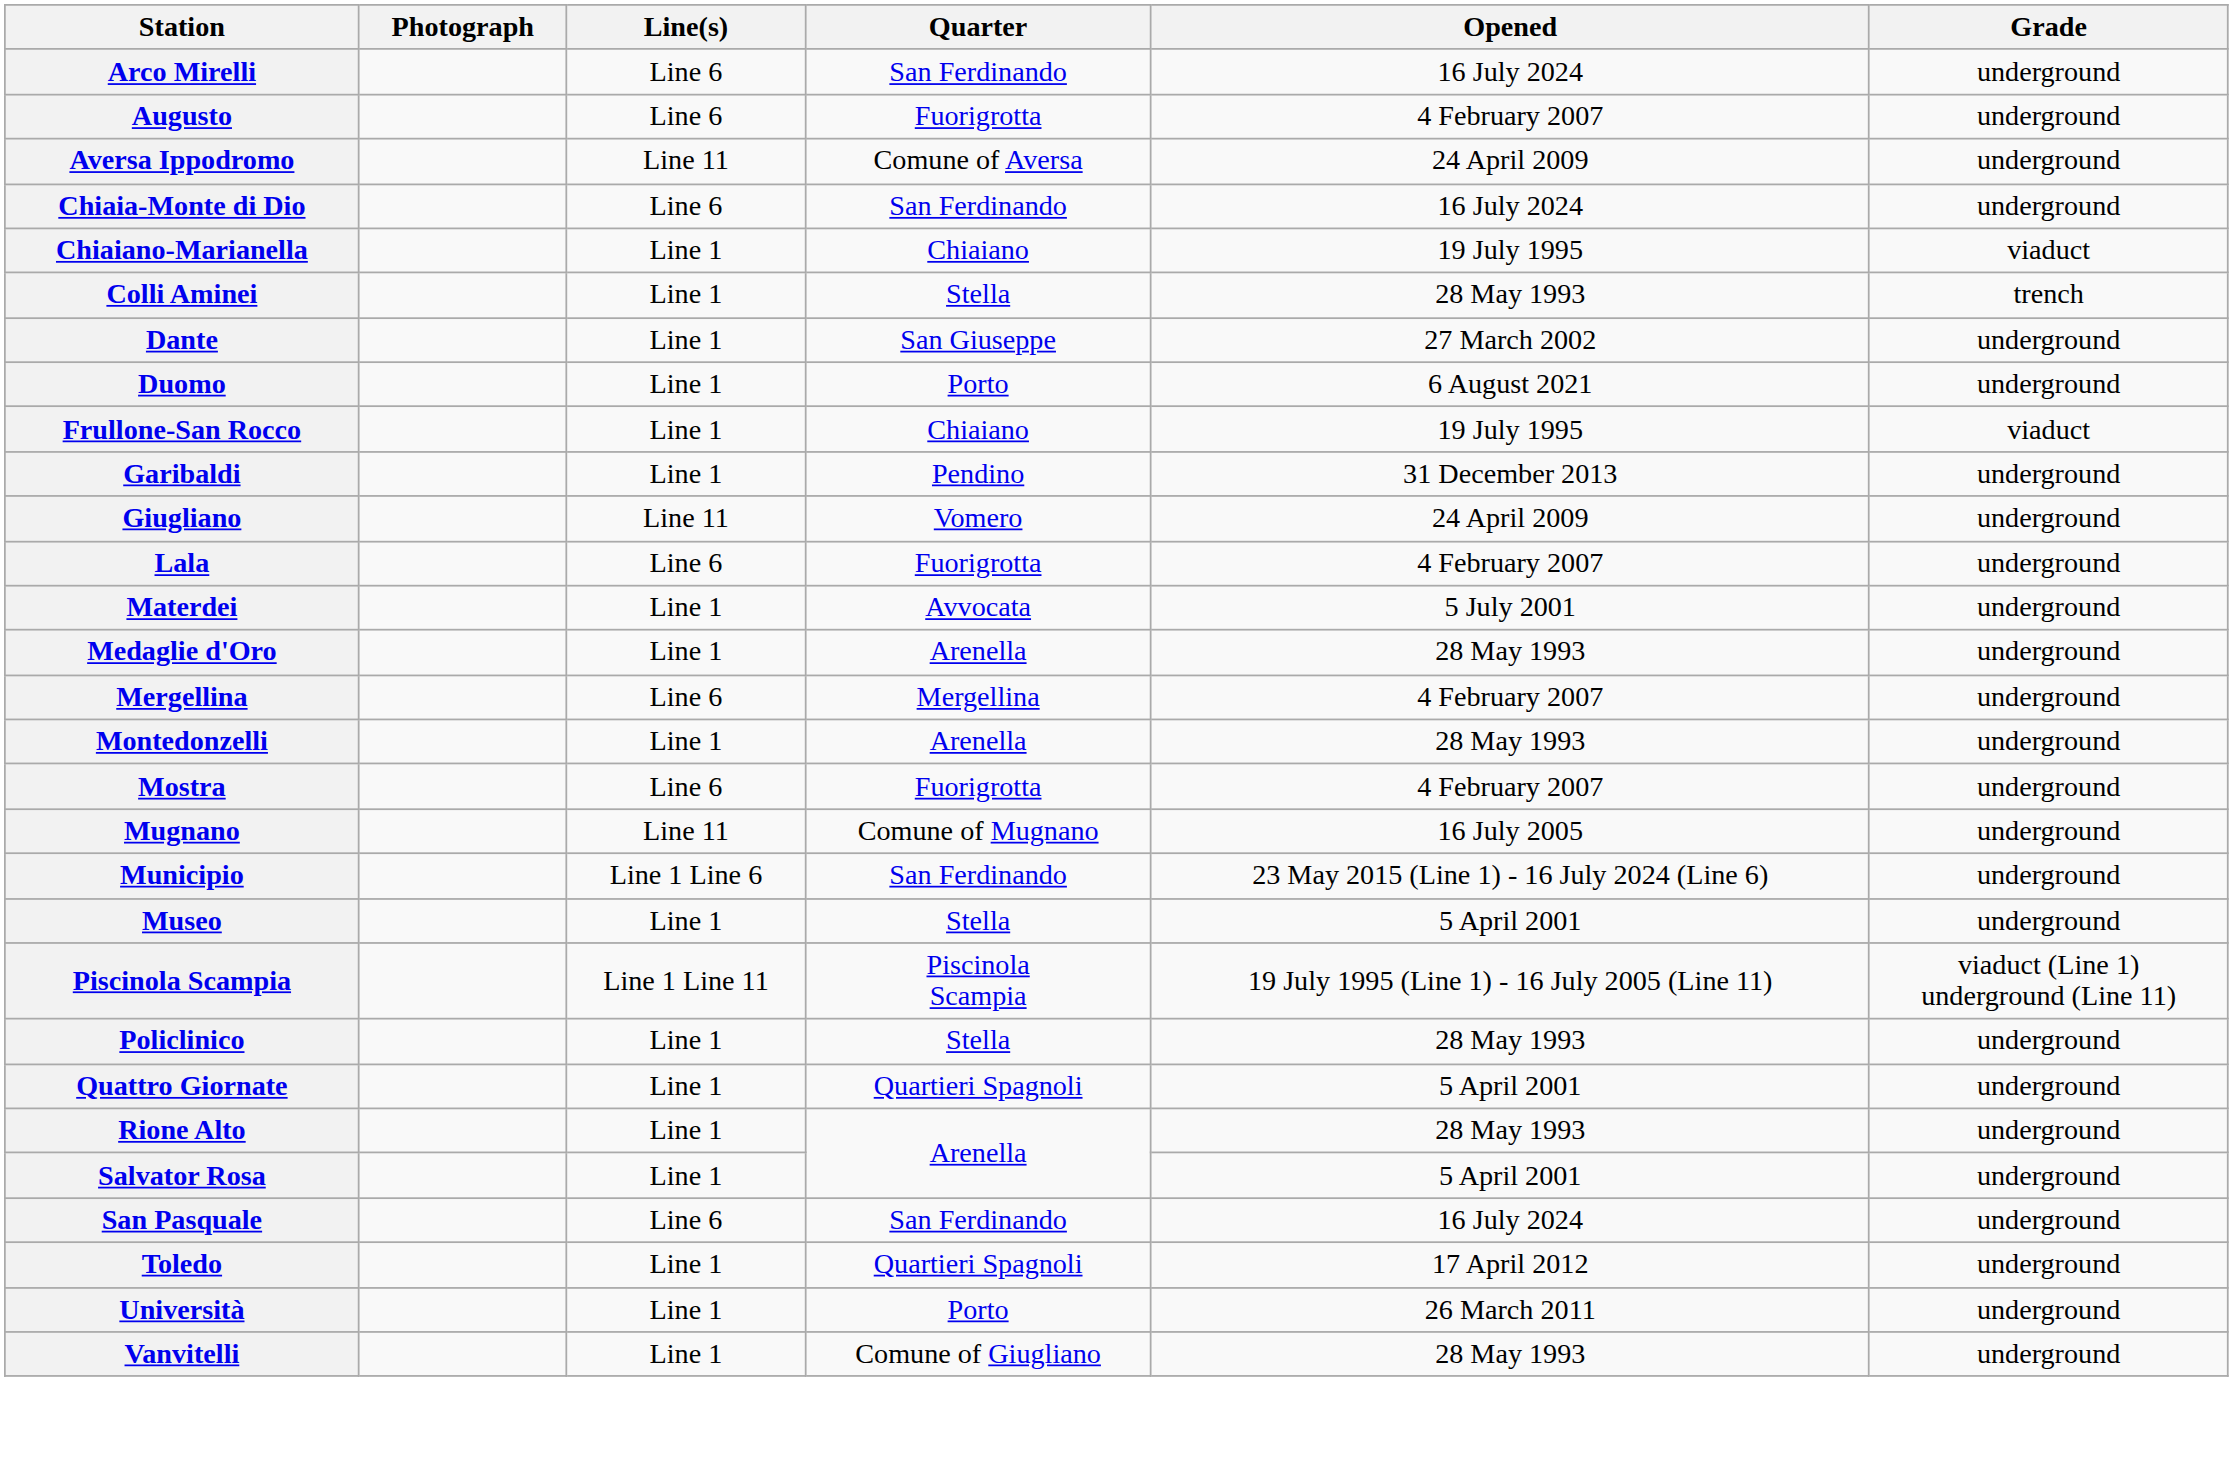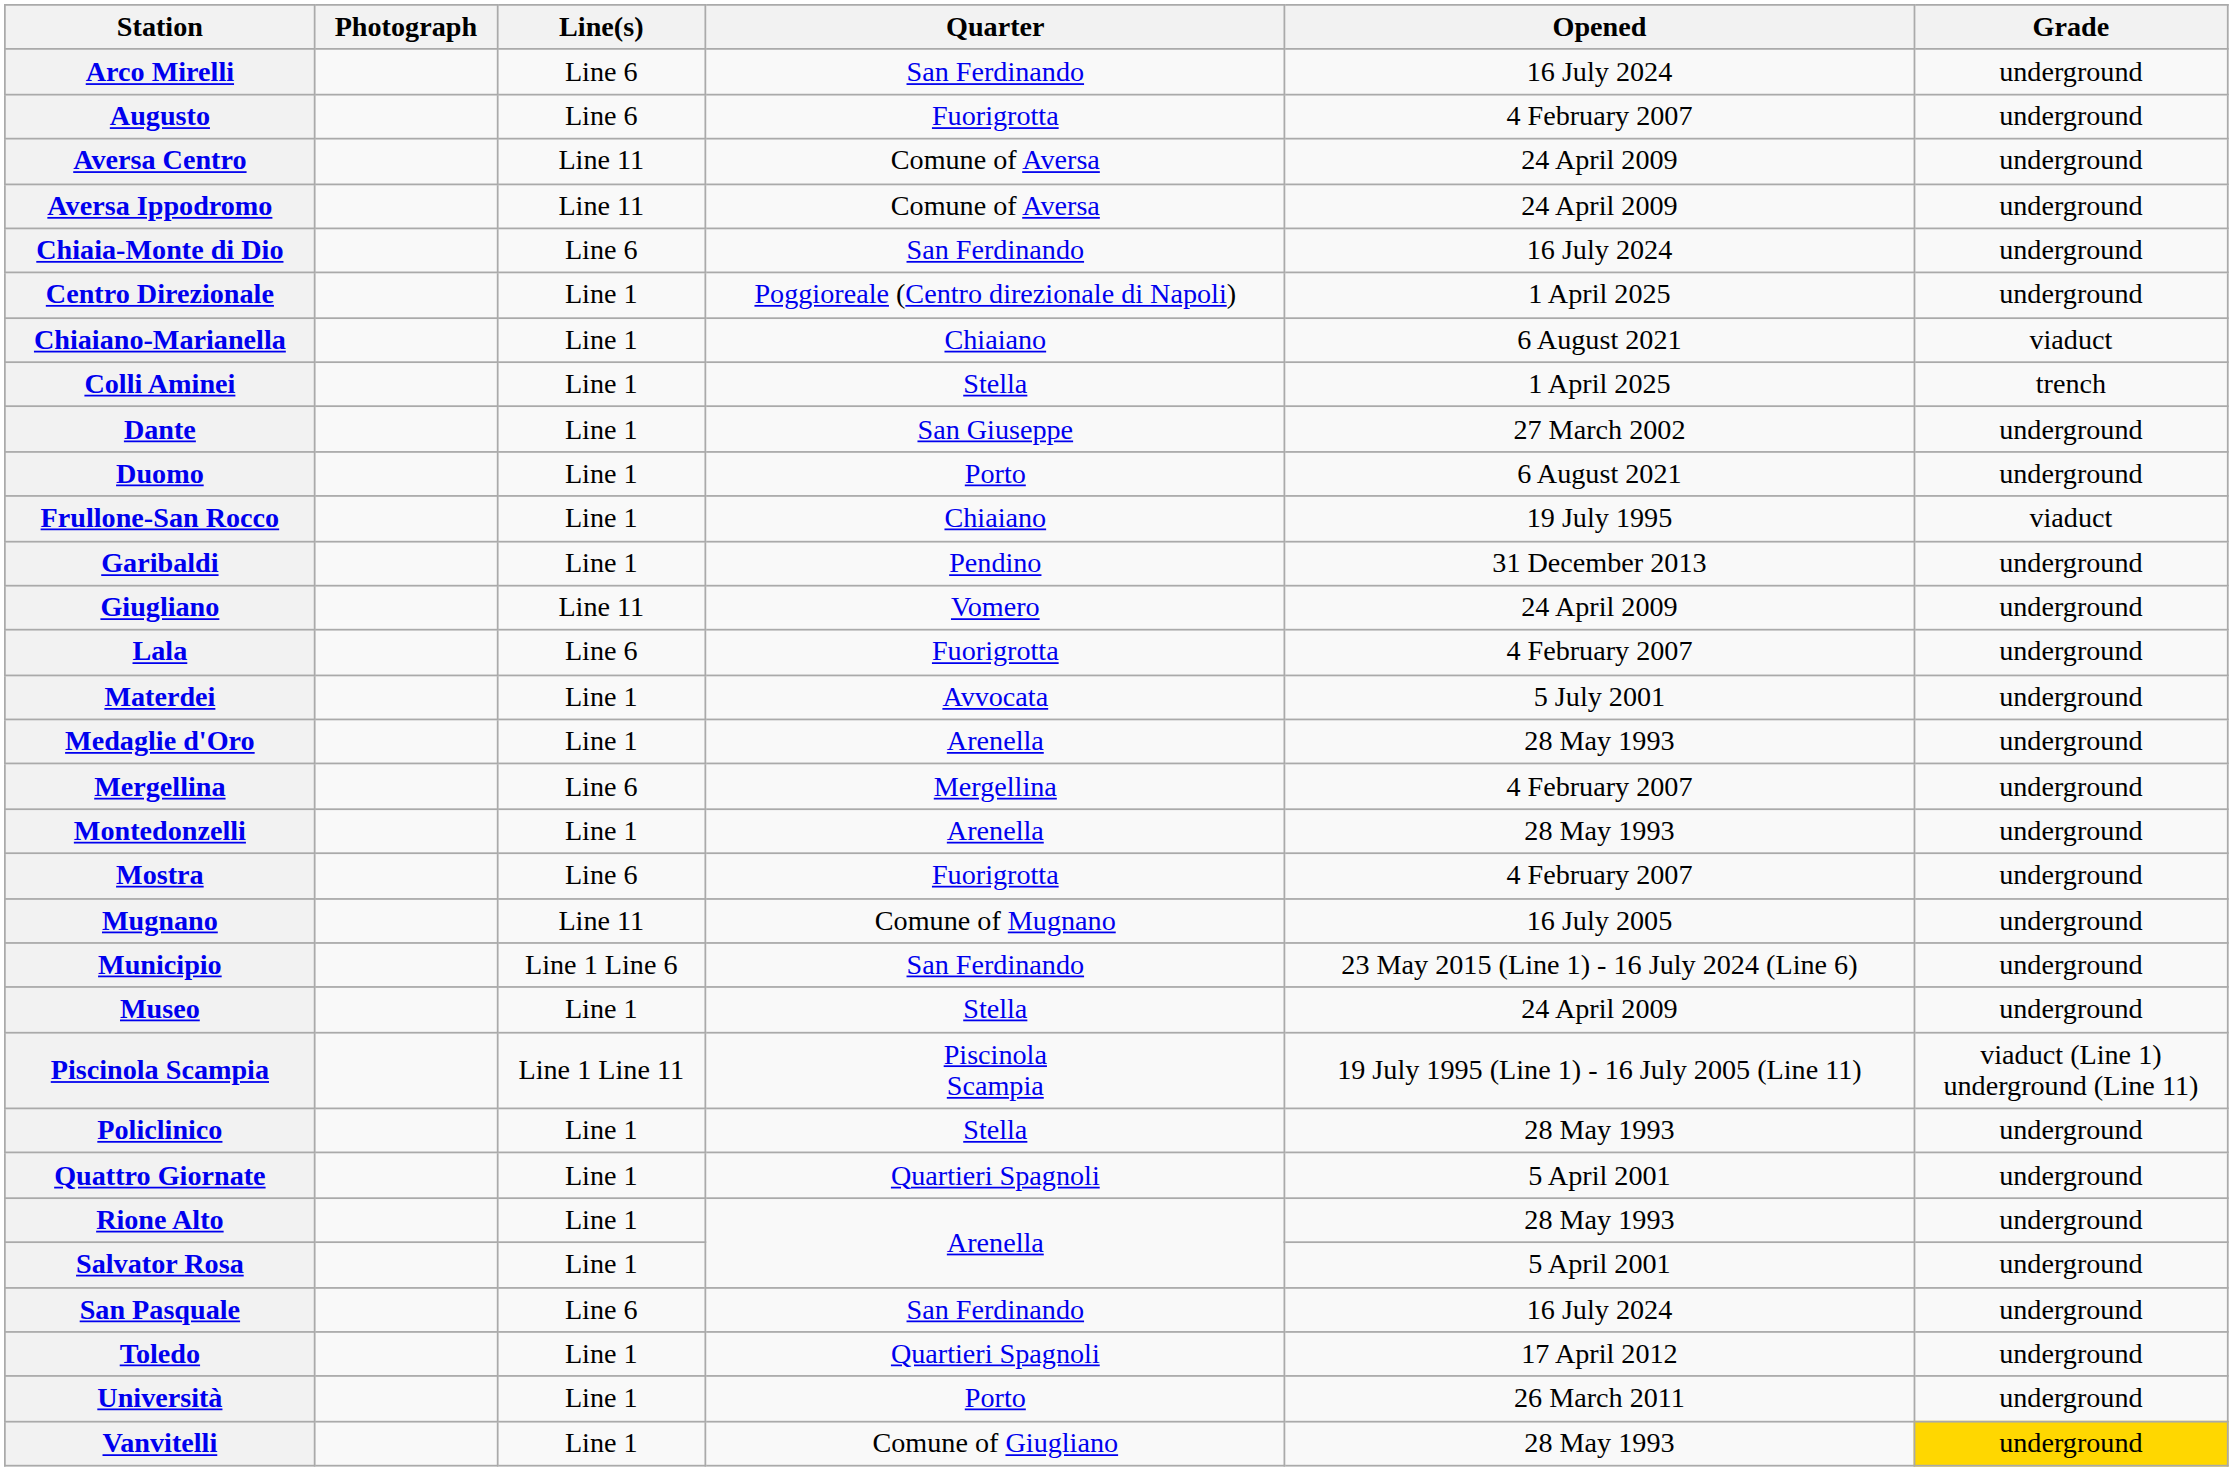+ row: (160, 160)
+ row: (160, 294)
(1510, 250) 19 July 1995 -> (1599, 339) 6 August 2021
(1510, 294) 28 May 1993 -> (1599, 384) 1 April 2025
(1510, 920) 5 April 2001 -> (1599, 1009) 24 April 2009
(2049, 1353) no background -> (2071, 1442) gold background
